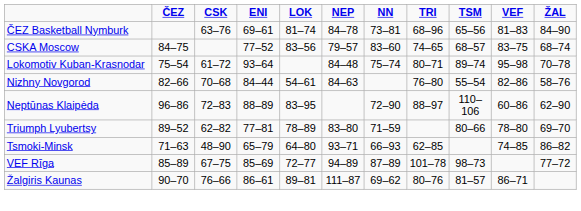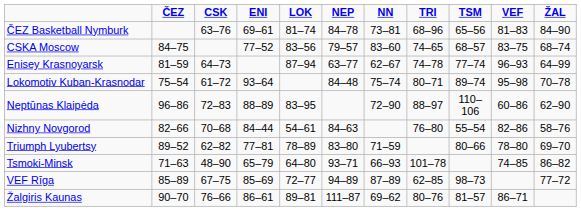+ row: (55, 64)
rows swapped: (53, 105) <-> (49, 82)
(428, 146) 62–85 -> (428, 163) 101–78
(428, 163) 101–78 -> (428, 180) 62–85
